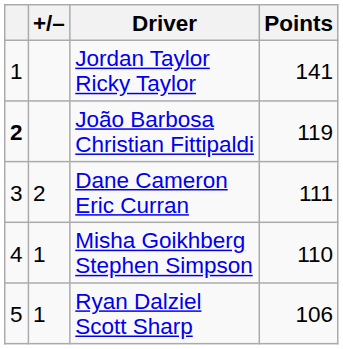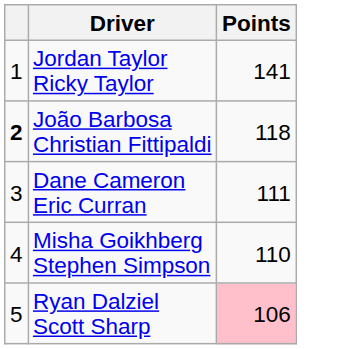- column: (49, 23)
(315, 132) 119 -> (273, 132) 118
(314, 314) no background -> (272, 314) pink background
